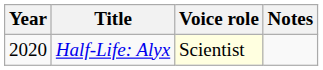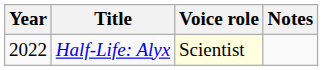(28, 49) 2020 -> (28, 49) 2022
